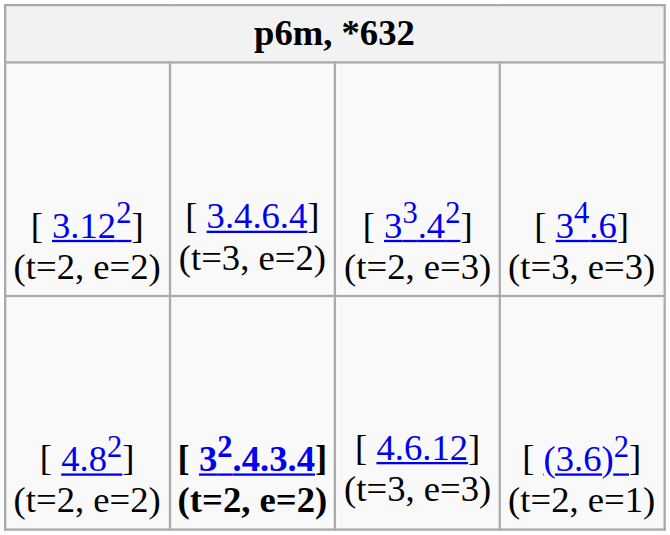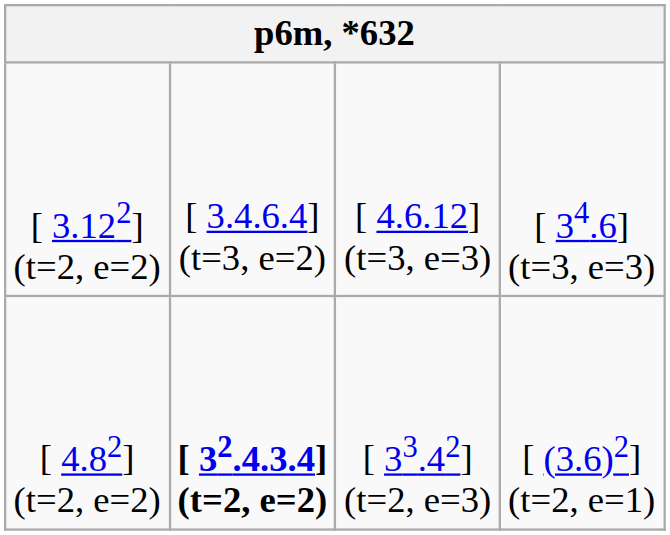(418, 240) [ 33.42] (t=2, e=3) -> (418, 235) [ 4.6.12] (t=3, e=3)
(418, 468) [ 4.6.12] (t=3, e=3) -> (418, 473) [ 33.42] (t=2, e=3)
